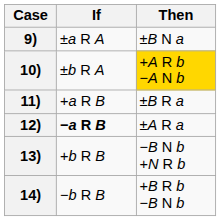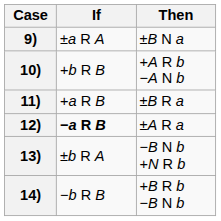(82, 70) ±b R A -> (82, 70) +b R B
(162, 70) gold background -> (162, 70) no background
(82, 156) +b R B -> (82, 156) ±b R A
